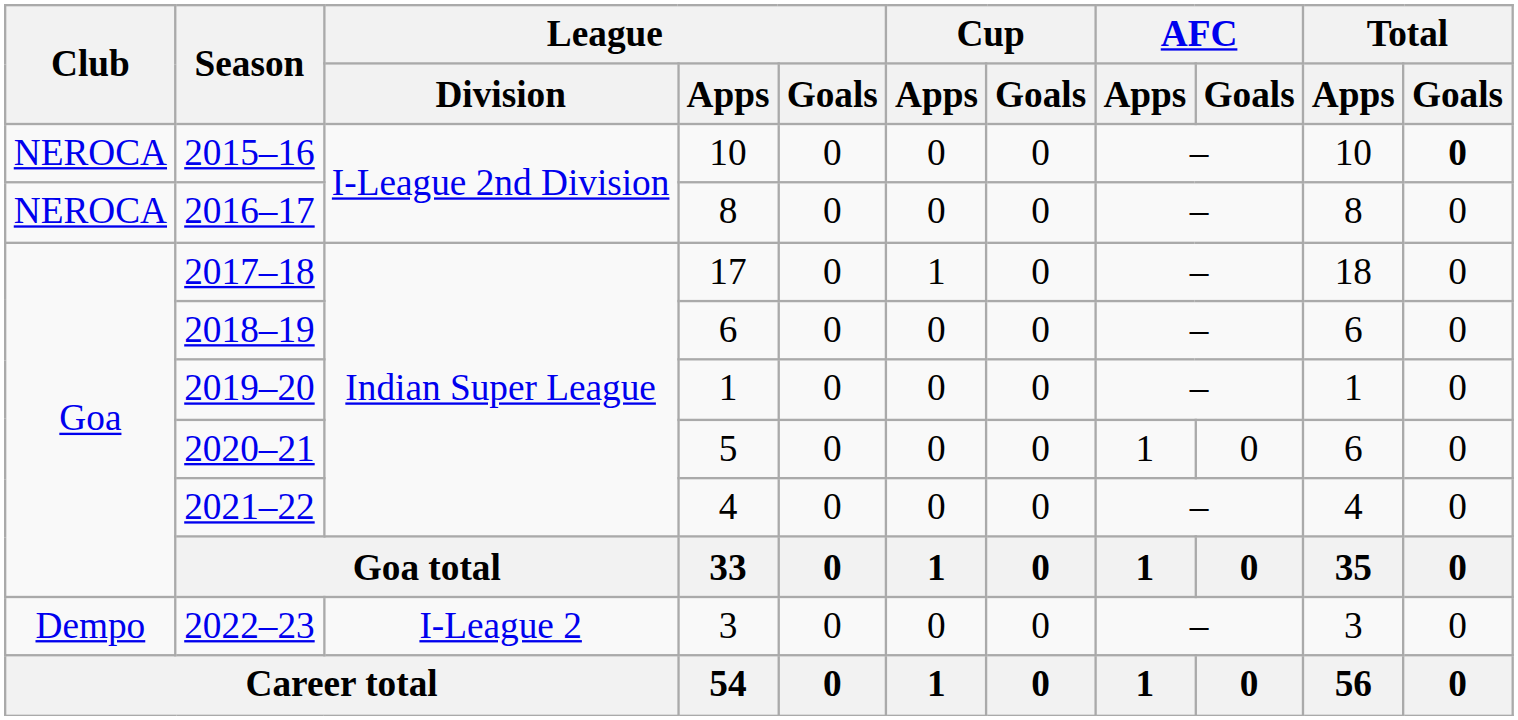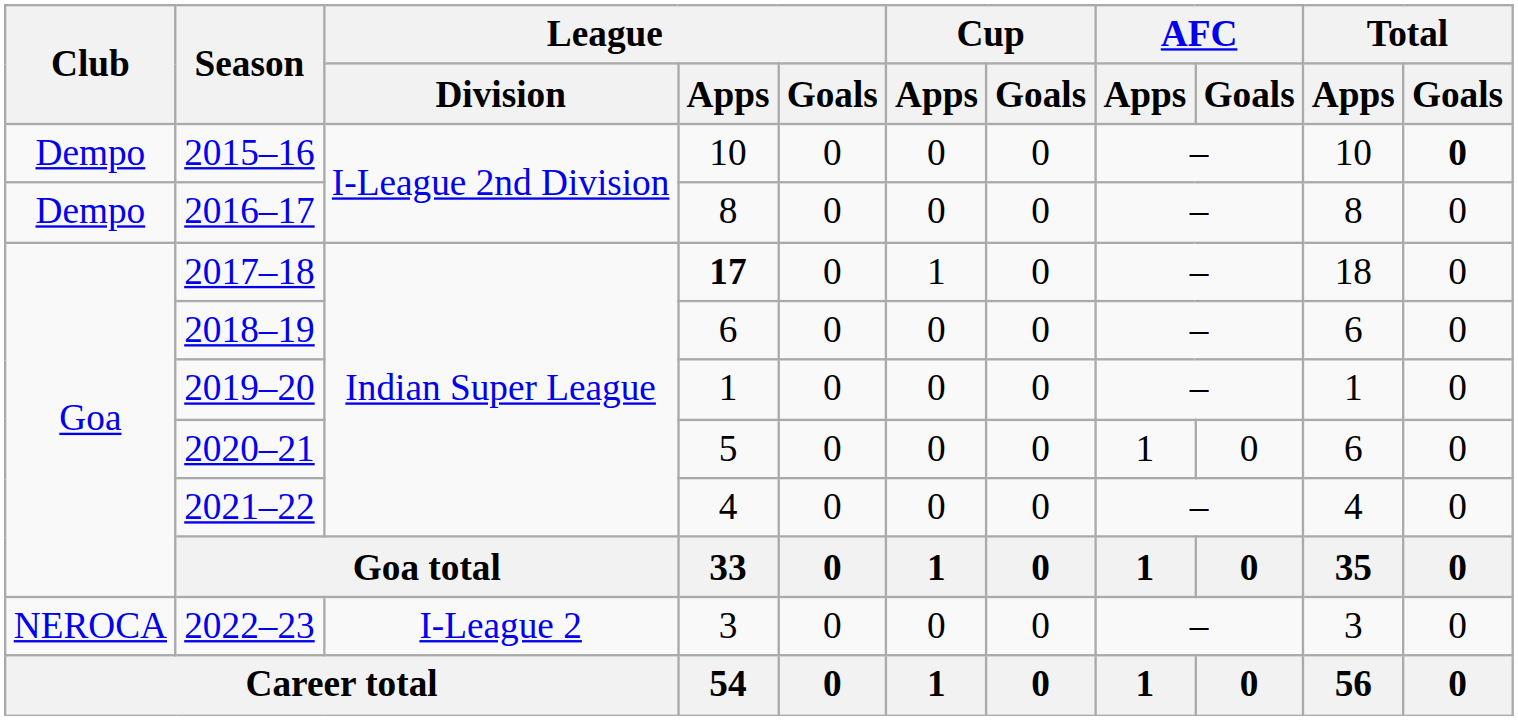(90, 152) NEROCA -> (90, 152) Dempo
(90, 211) NEROCA -> (90, 211) Dempo
(728, 270) normal -> (728, 270) bold
(90, 625) Dempo -> (90, 625) NEROCA
